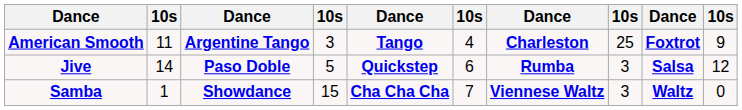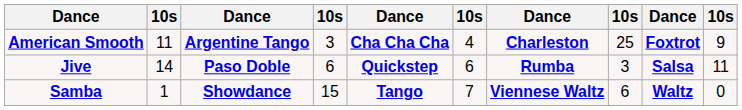(400, 42) Tango -> (400, 42) Cha Cha Cha
(330, 67) 5 -> (330, 67) 6
(721, 67) 12 -> (721, 67) 11
(400, 92) Cha Cha Cha -> (400, 92) Tango
(625, 92) 3 -> (625, 92) 6
